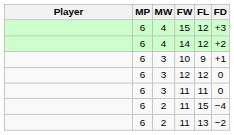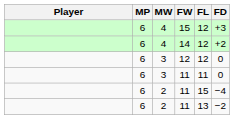- row: (163, 59)
